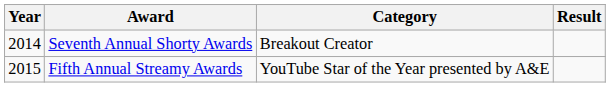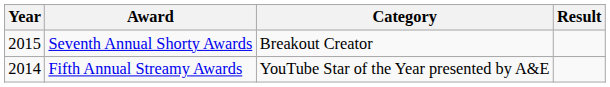(25, 43) 2014 -> (25, 43) 2015
(25, 69) 2015 -> (25, 69) 2014
